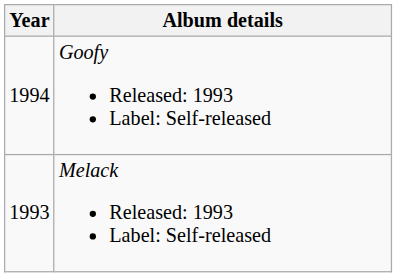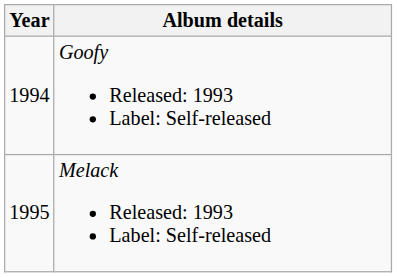(29, 212) 1993 -> (29, 212) 1995
